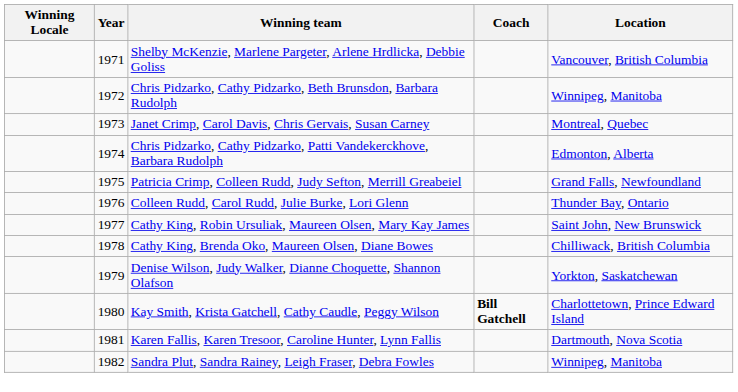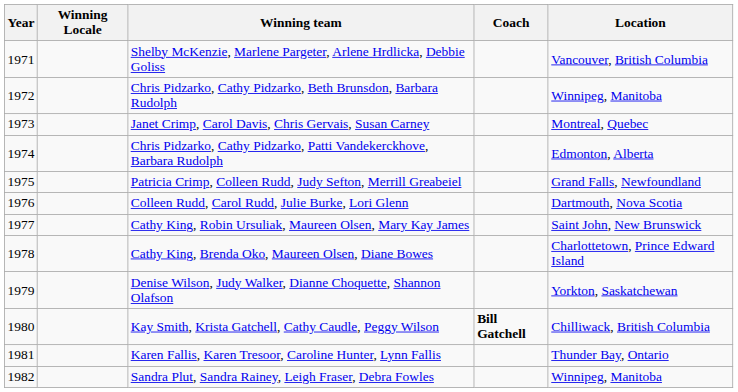columns swapped: (111, 22) <-> (49, 22)
(610, 203) Thunder Bay, Ontario -> (617, 203) Dartmouth, Nova Scotia
(631, 246) Chilliwack, British Columbia -> (633, 253) Charlottetown, Prince Edward Island
(633, 311) Charlottetown, Prince Edward Island -> (631, 326) Chilliwack, British Columbia
(617, 340) Dartmouth, Nova Scotia -> (610, 355) Thunder Bay, Ontario
